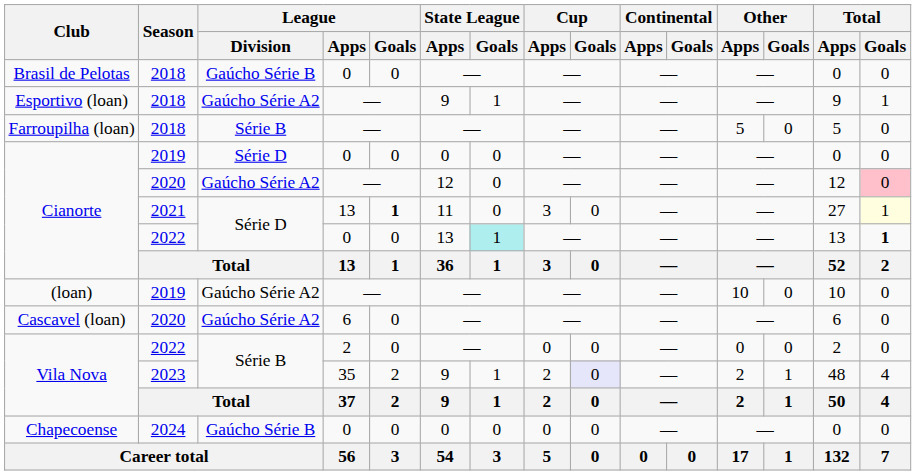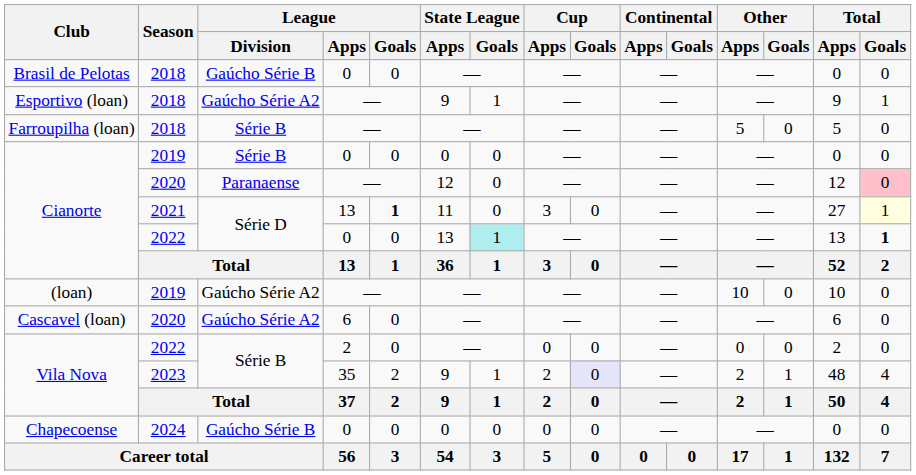(261, 155) Série D -> (261, 155) Série B
(261, 182) Gaúcho Série A2 -> (261, 182) Paranaense
